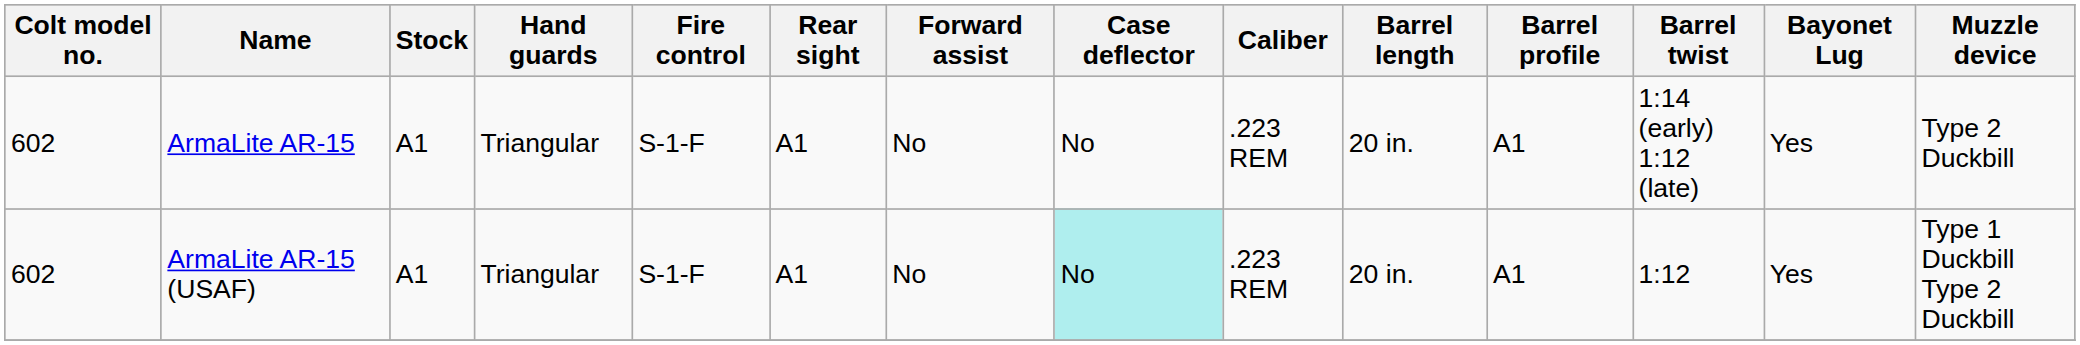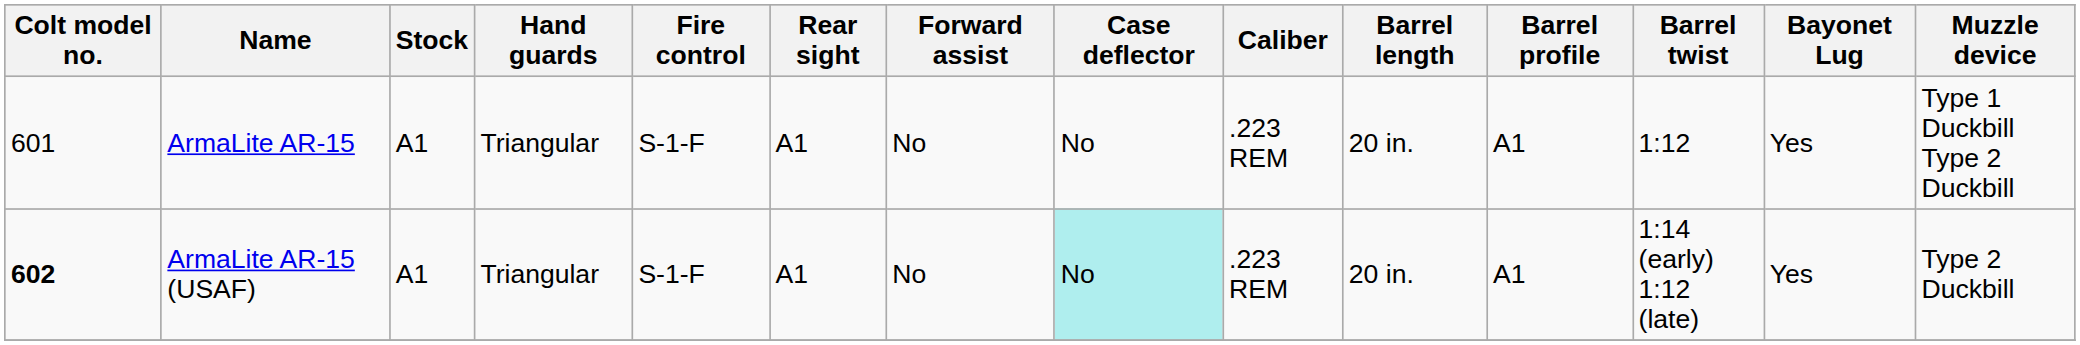(33, 142) 602 -> (33, 142) 601
(1676, 142) 1:14 (early) 1:12 (late) -> (1664, 142) 1:12
(1968, 142) Type 2 Duckbill -> (1968, 142) Type 1 Duckbill Type 2 Duckbill
(33, 274) normal -> (33, 274) bold
(1664, 274) 1:12 -> (1676, 274) 1:14 (early) 1:12 (late)
(1968, 274) Type 1 Duckbill Type 2 Duckbill -> (1968, 274) Type 2 Duckbill
